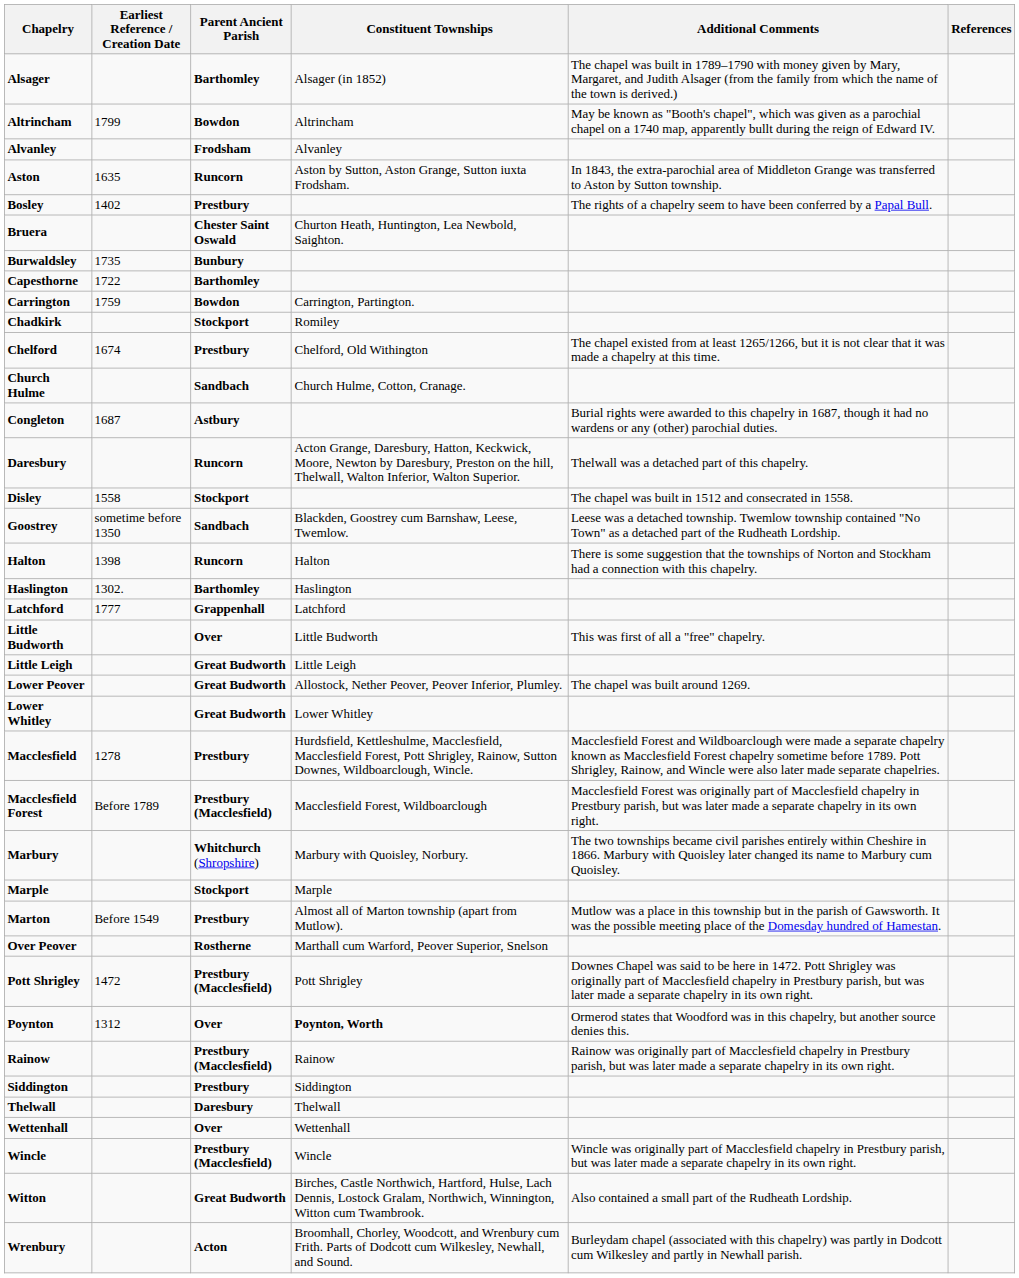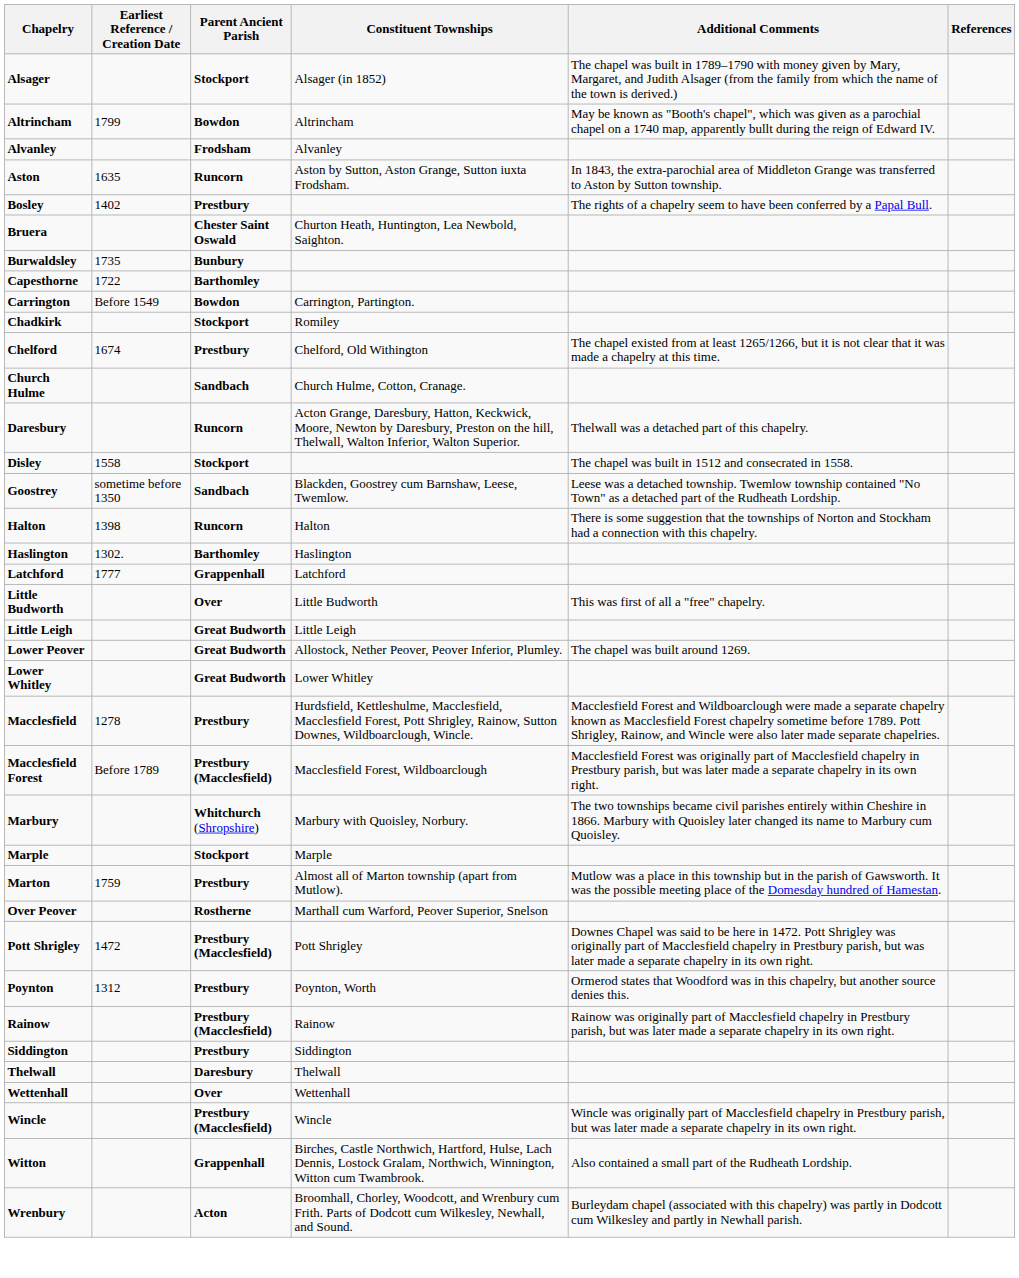(227, 79) Barthomley -> (221, 79) Stockport
(107, 301) 1759 -> (127, 301) Before 1549
- row: (36, 420)
(127, 918) Before 1549 -> (107, 883) 1759
(208, 1023) Over -> (222, 988) Prestbury
(339, 1023) bold -> (335, 988) normal
(240, 1198) Great Budworth -> (229, 1162) Grappenhall
